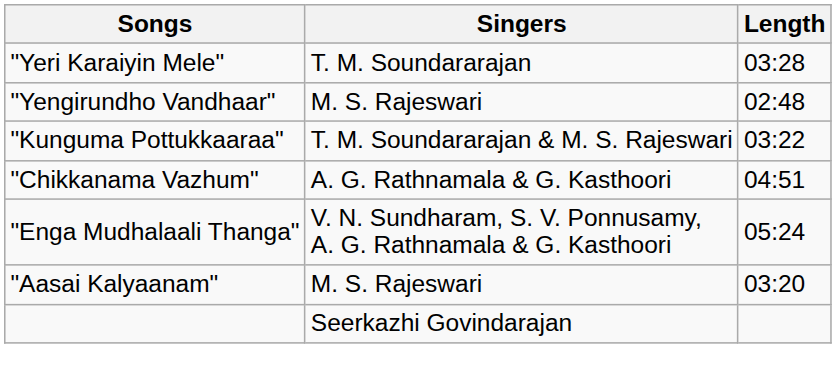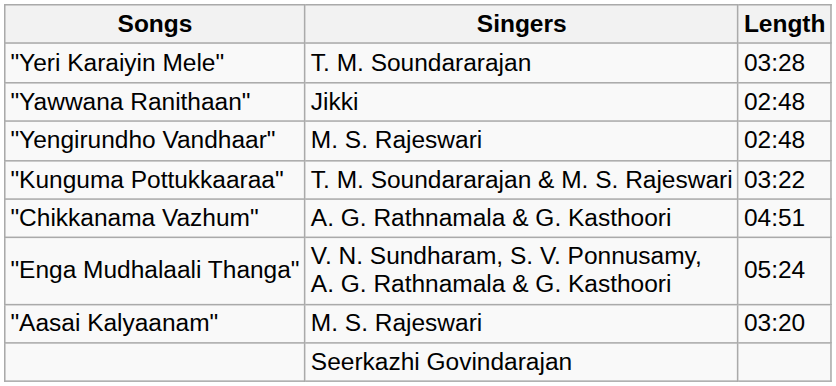+ row: (130, 101)
